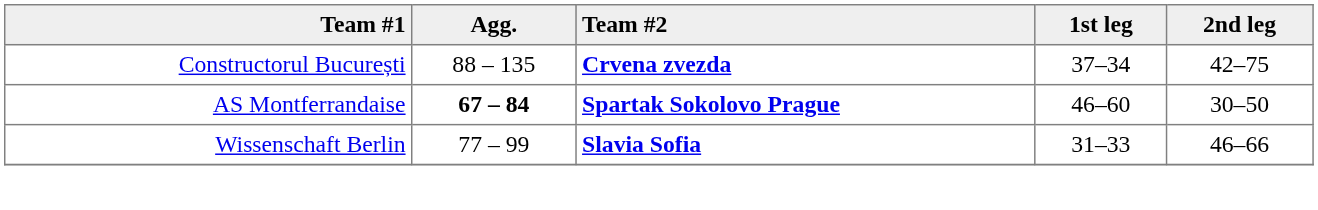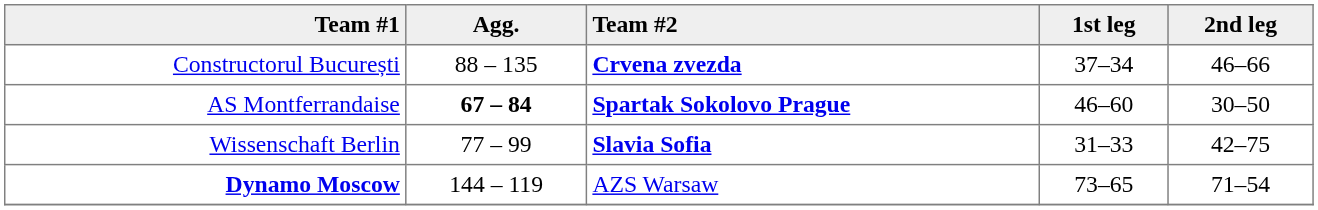(1239, 64) 42–75 -> (1241, 64) 46–66
(1239, 144) 46–66 -> (1241, 144) 42–75
+ row: (313, 184)
